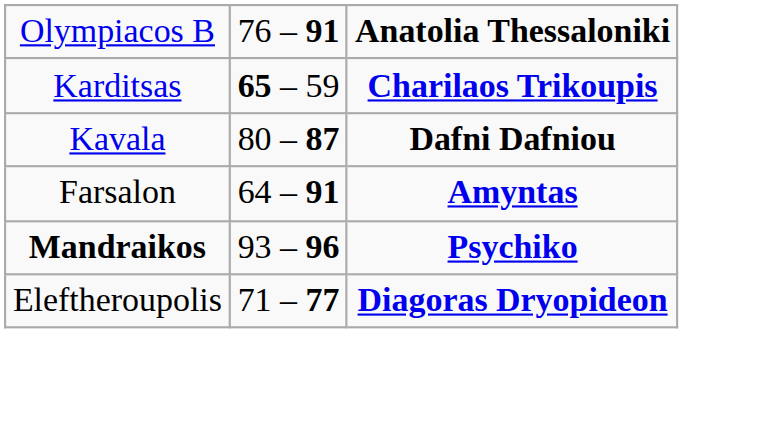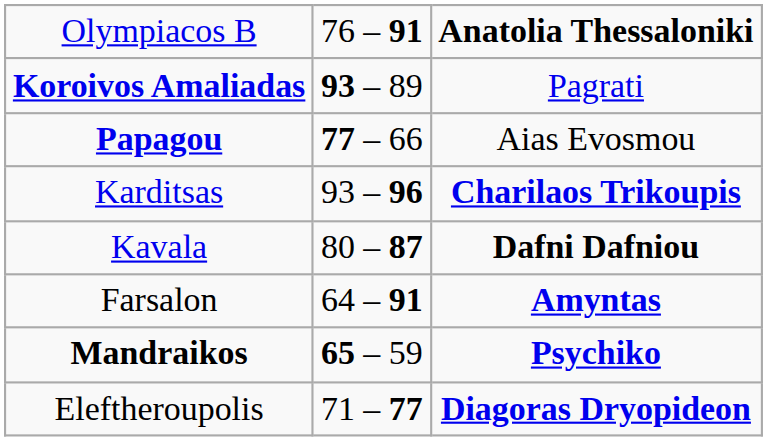+ row: (159, 85)
+ row: (159, 138)
(289, 85) 65 – 59 -> (372, 192) 93 – 96
(289, 246) 93 – 96 -> (372, 354) 65 – 59
